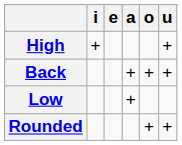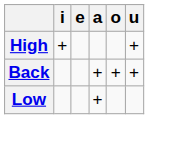- row: (46, 126)
